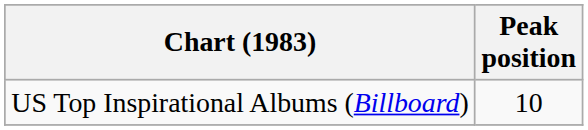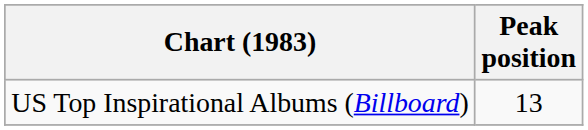(529, 102) 10 -> (529, 102) 13
